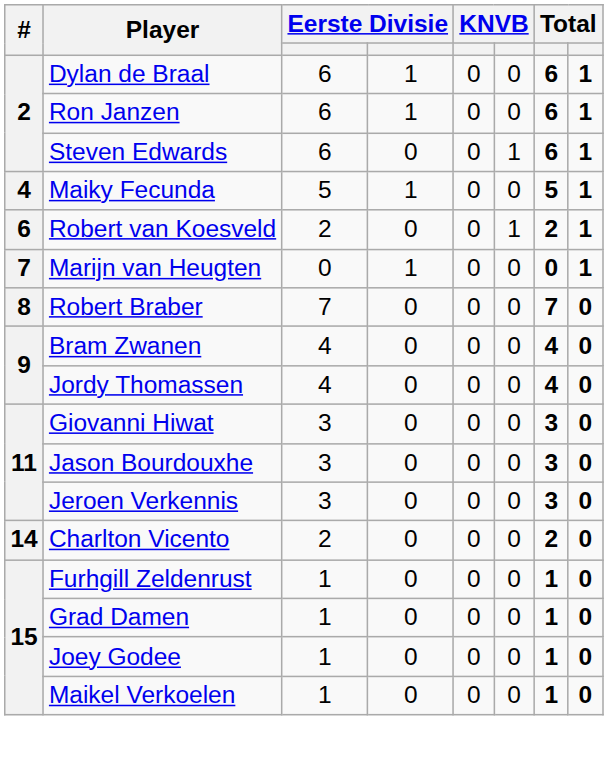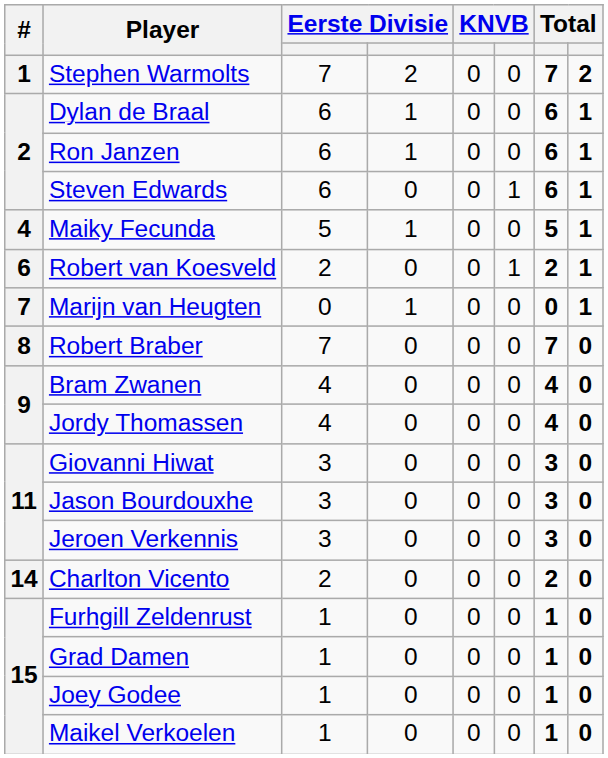+ row: (149, 74)
